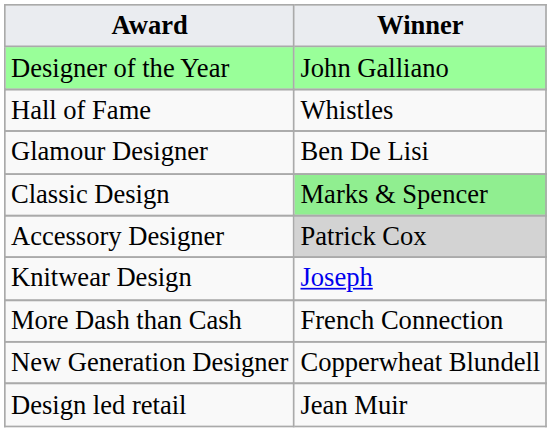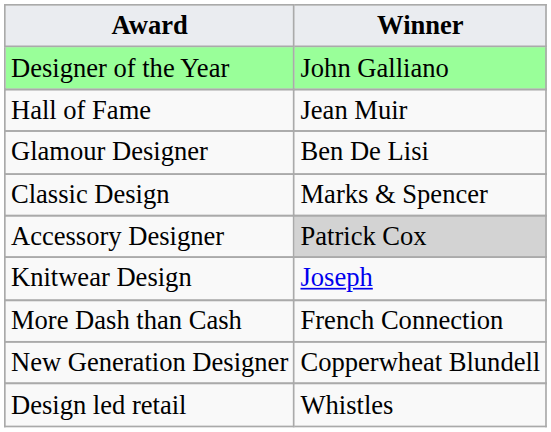(347, 109) Whistles -> (354, 109) Jean Muir
(394, 194) lightgreen background -> (394, 194) no background
(354, 404) Jean Muir -> (347, 404) Whistles
